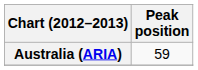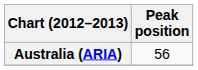(162, 53) 59 -> (162, 53) 56
